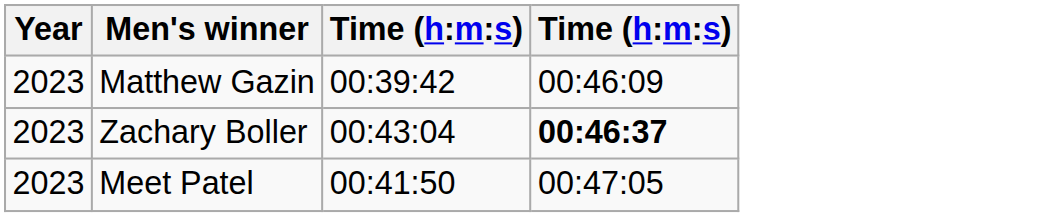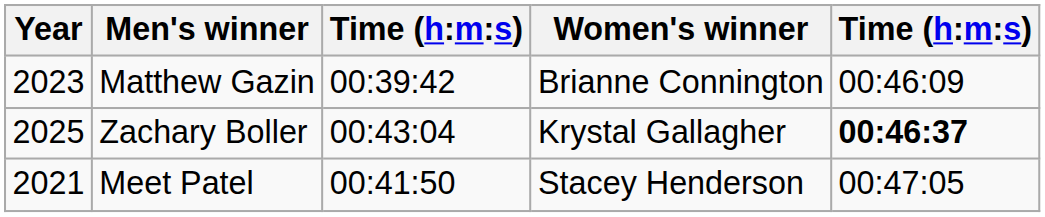+ column: (681, 30)
(48, 132) 2023 -> (48, 132) 2025
(48, 183) 2023 -> (48, 183) 2021
